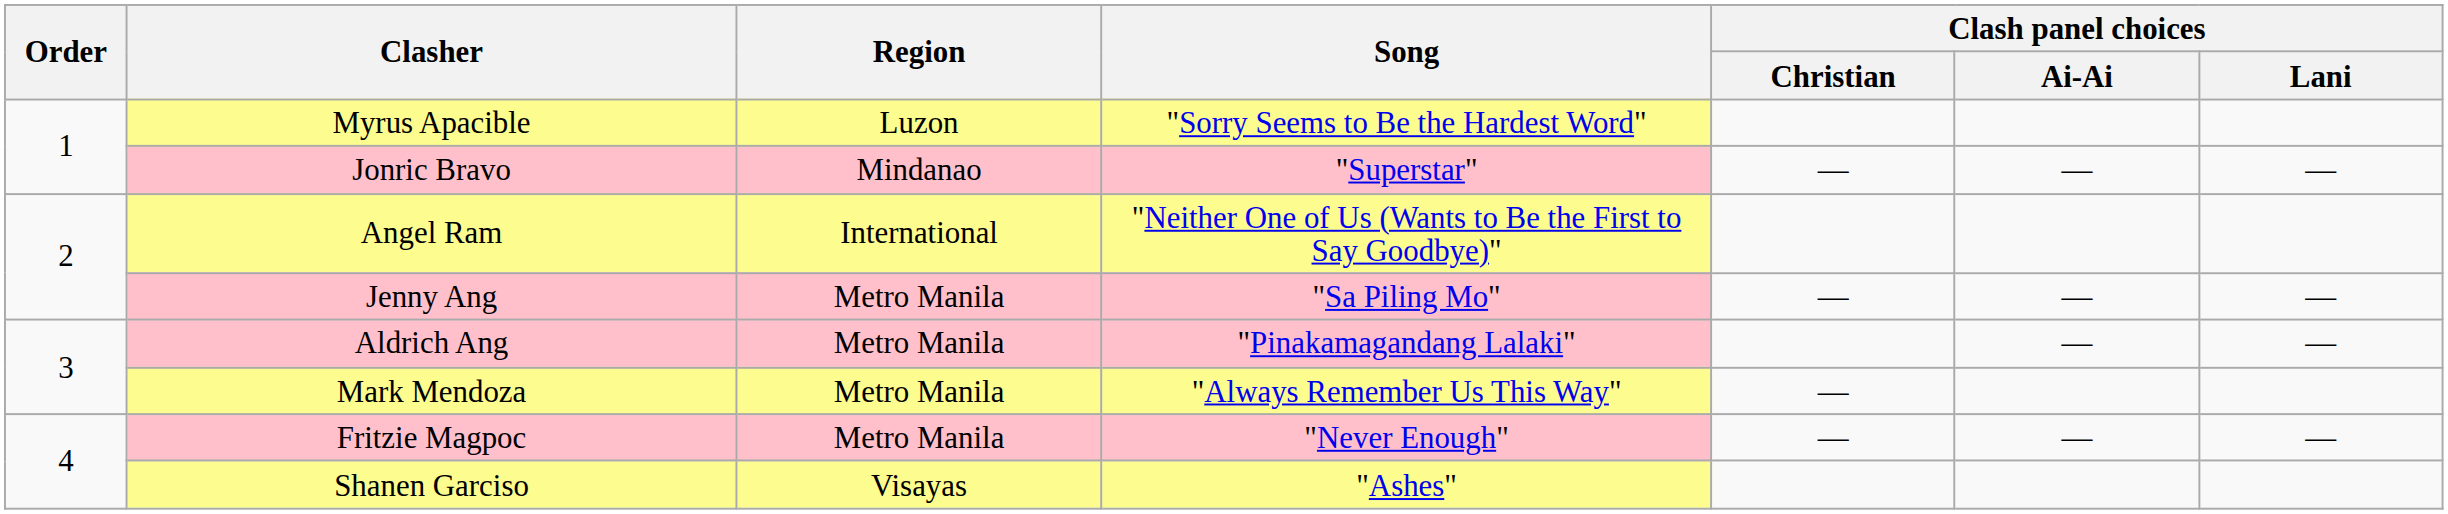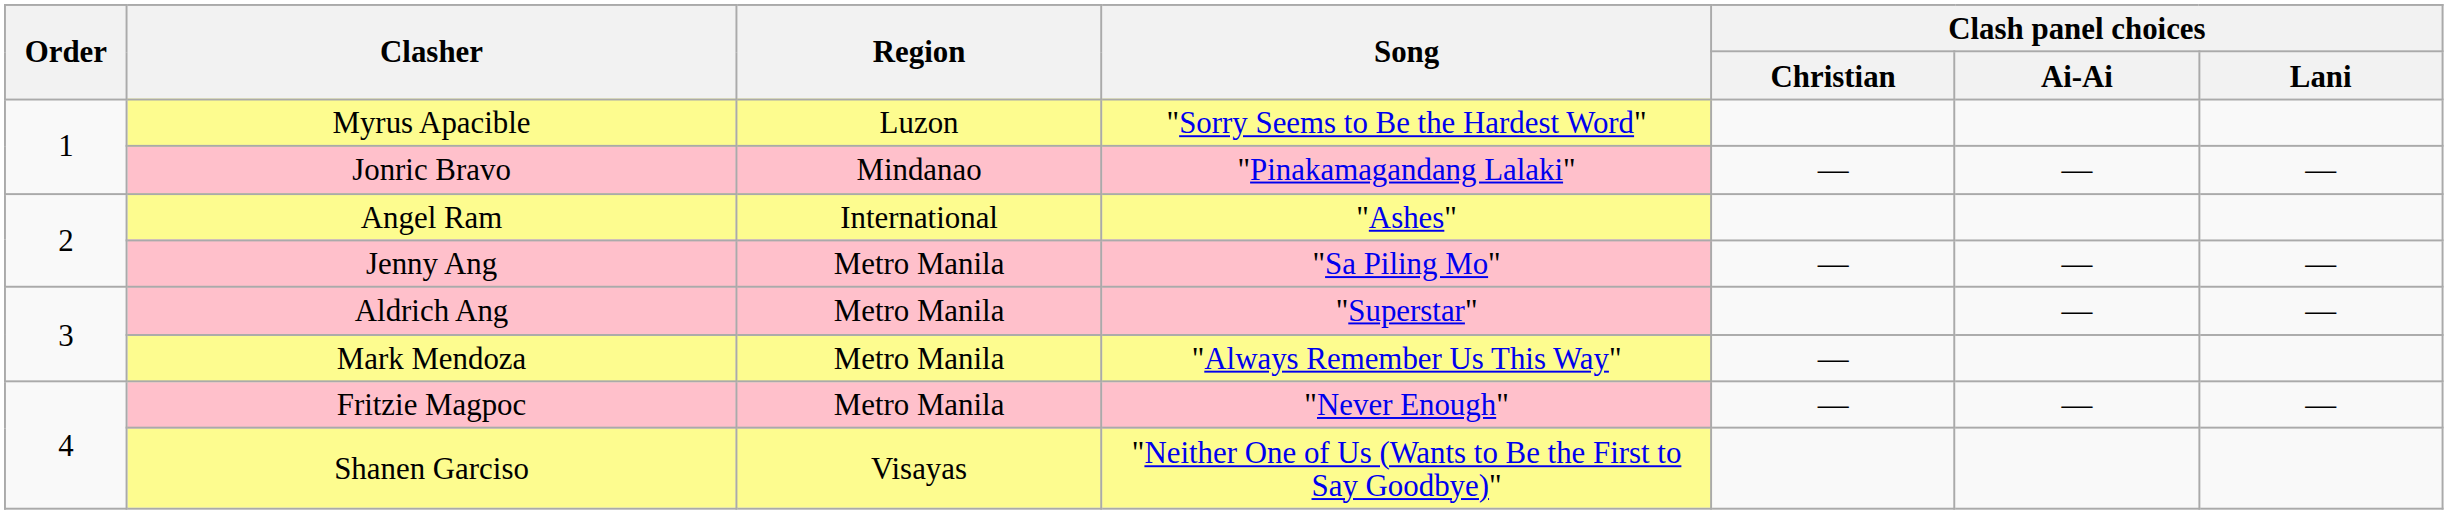(1407, 170) "Superstar" -> (1407, 170) "Pinakamagandang Lalaki"
(1407, 233) "Neither One of Us (Wants to Be the First to Say Goodbye)" -> (1407, 217) "Ashes"
(1407, 344) "Pinakamagandang Lalaki" -> (1407, 311) "Superstar"
(1407, 485) "Ashes" -> (1407, 468) "Neither One of Us (Wants to Be the First to Say Goodbye)"
